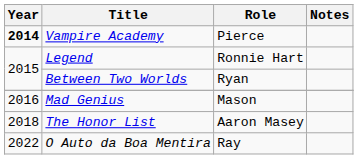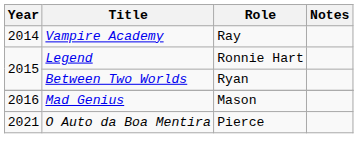(23, 37) bold -> (23, 37) normal
(241, 37) Pierce -> (229, 37) Ray
- row: (101, 122)
(23, 144) 2022 -> (23, 122) 2021
(229, 144) Ray -> (241, 122) Pierce
